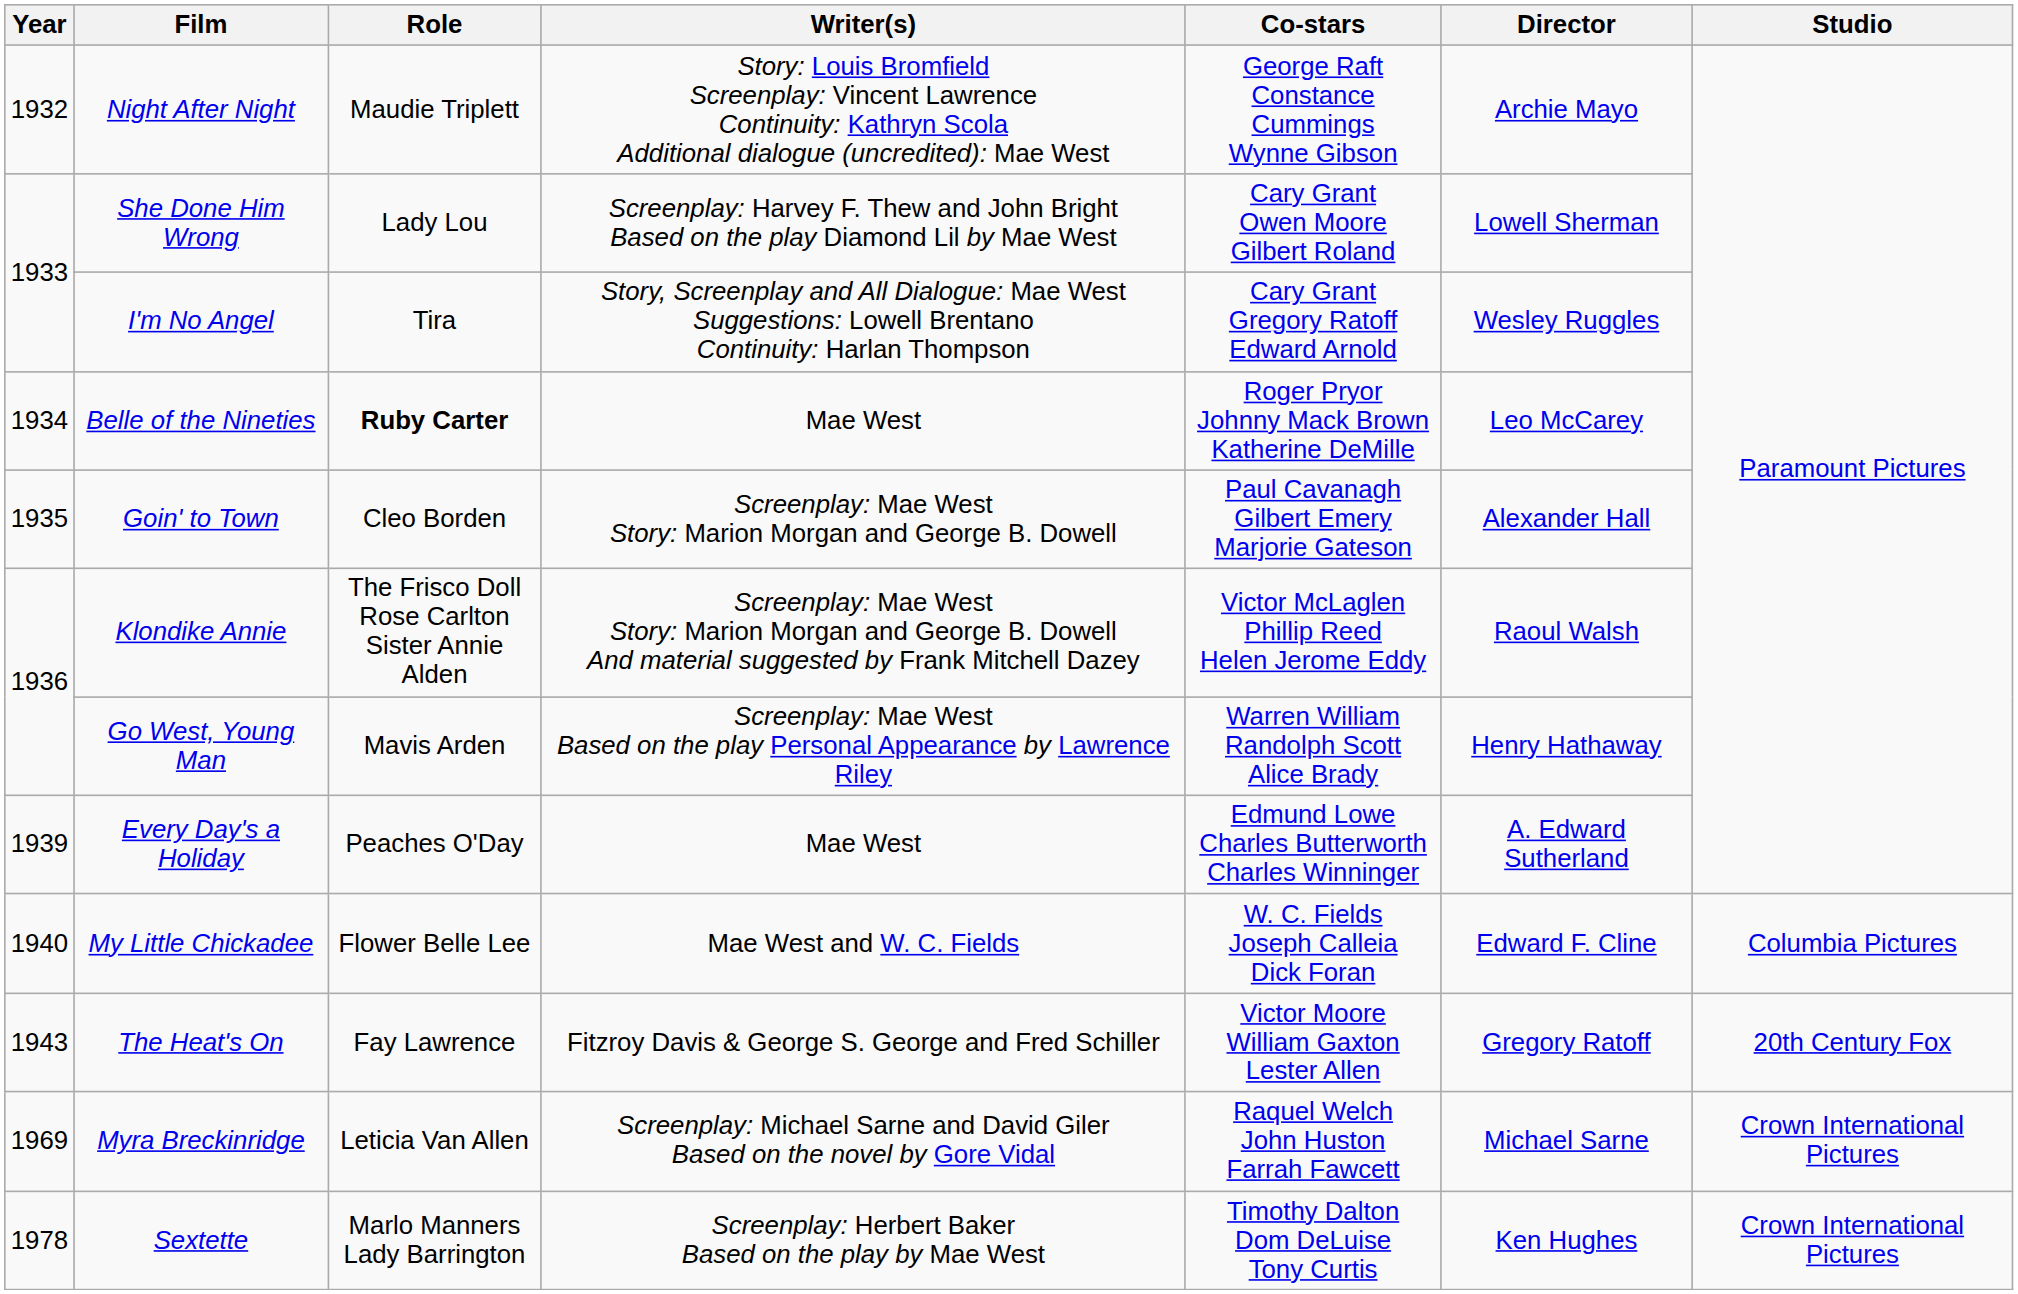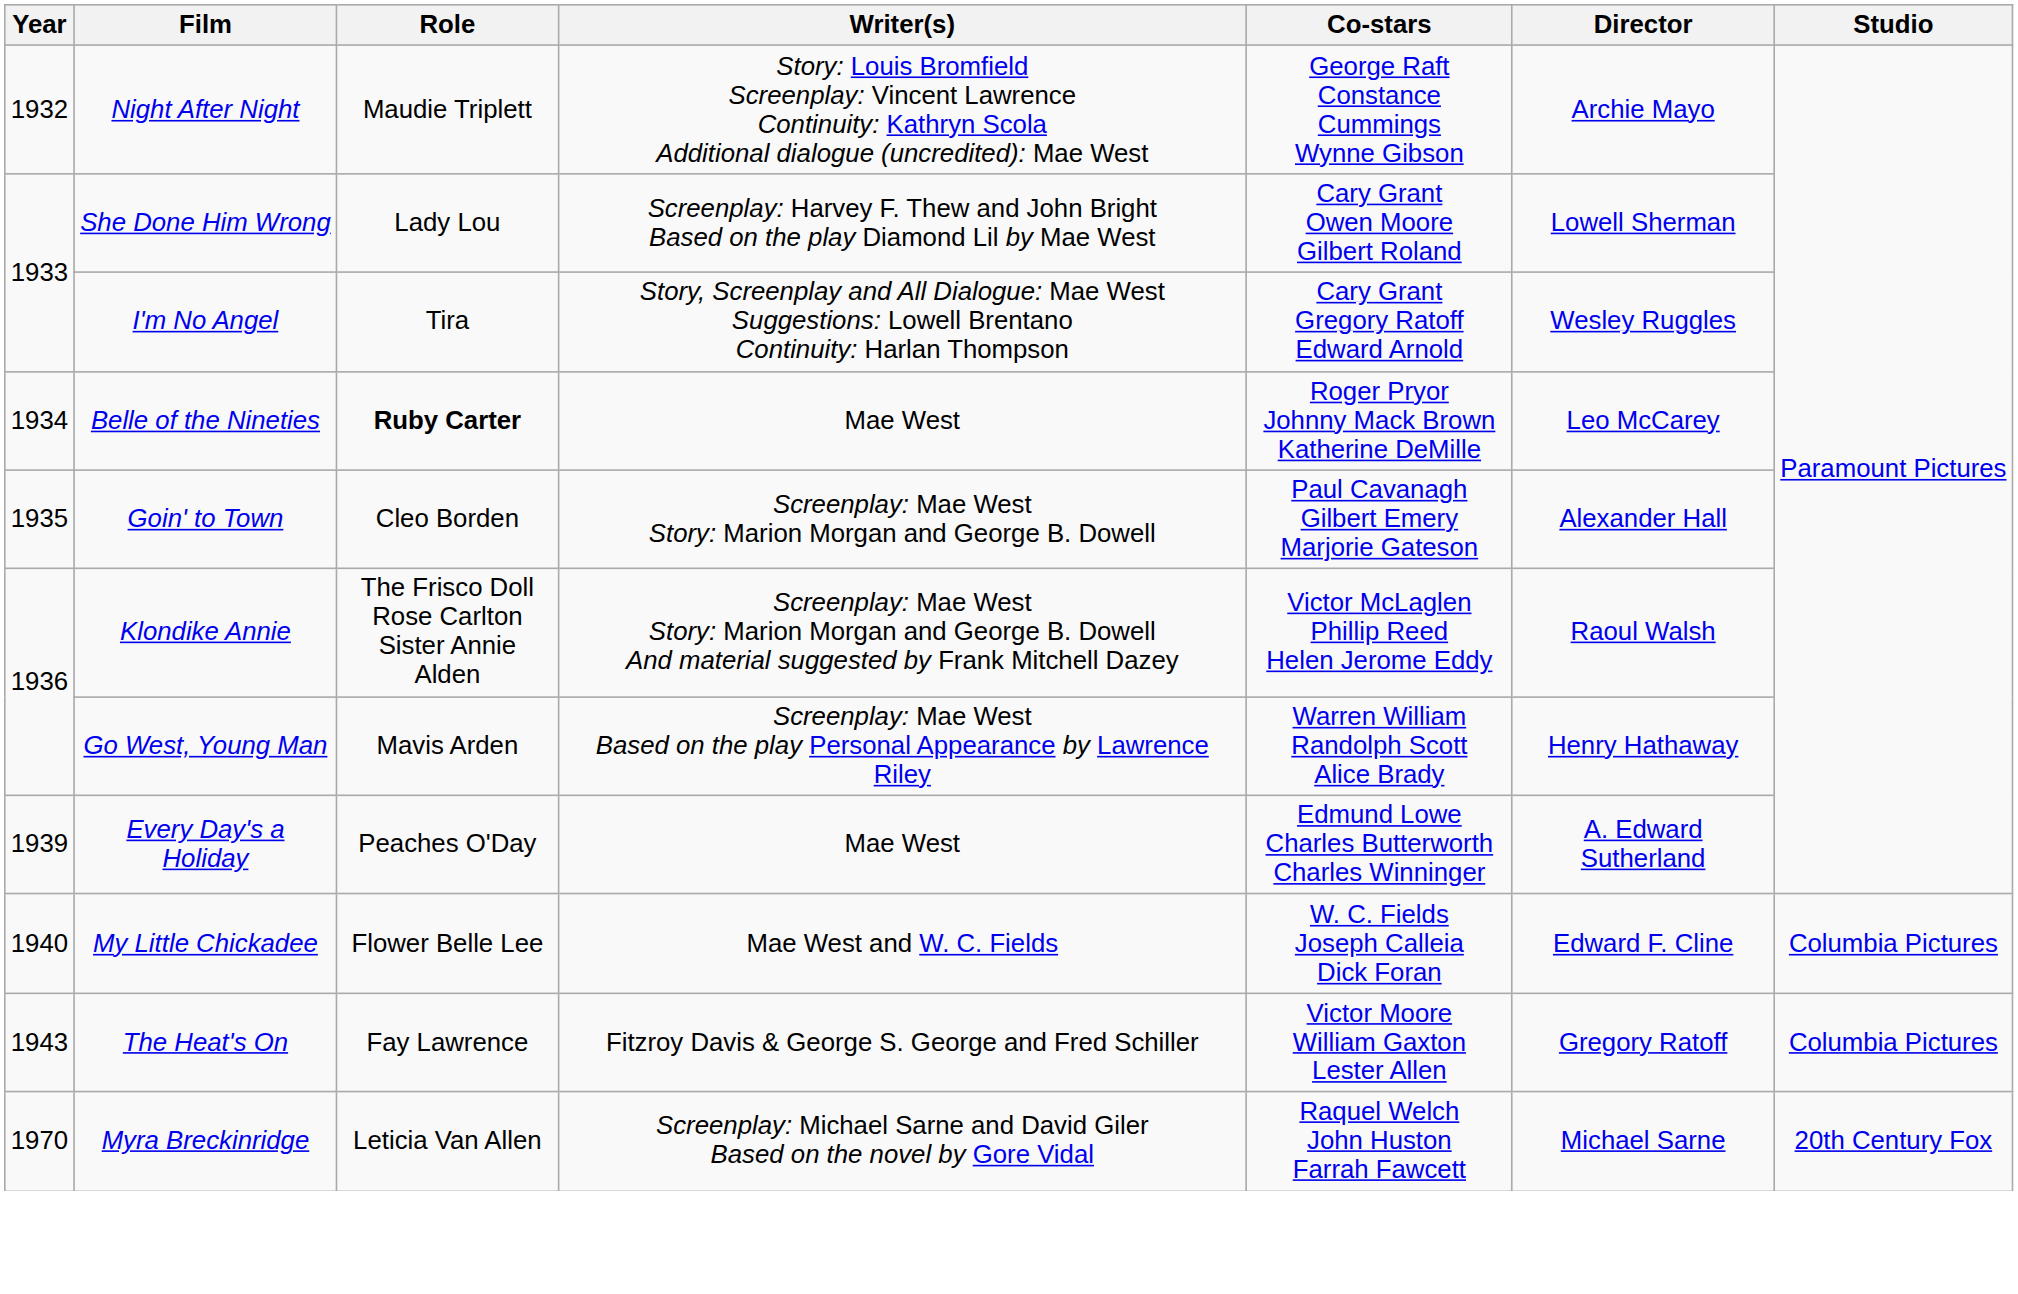(1852, 1042) 20th Century Fox -> (1893, 1042) Columbia Pictures
(39, 1140) 1969 -> (39, 1140) 1970
(1852, 1140) Crown International Pictures -> (1893, 1140) 20th Century Fox
- row: (201, 1239)
